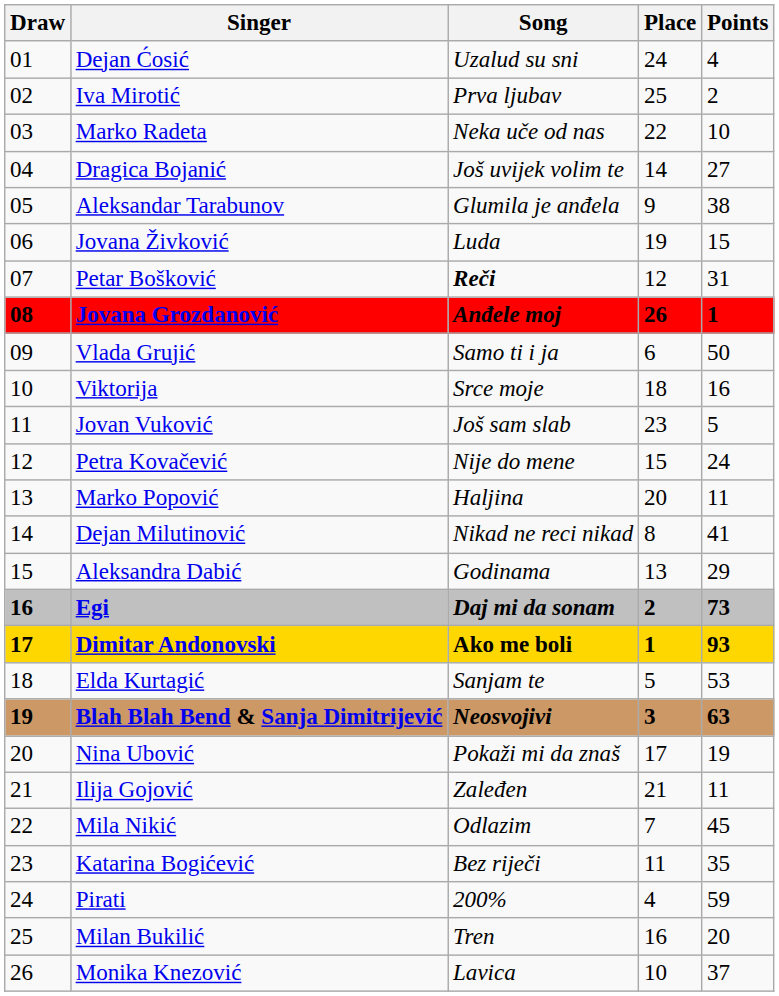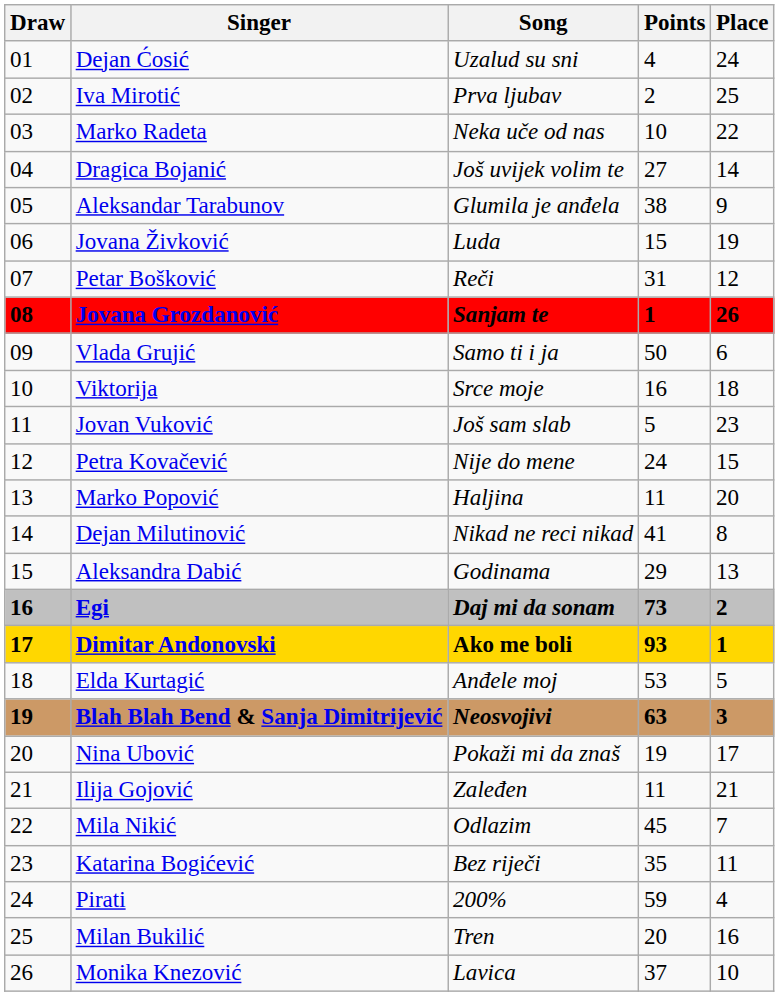columns swapped: (670, 22) <-> (738, 22)
(474, 278) bold -> (474, 278) normal
(507, 315) Anđele moj -> (501, 315) Sanjam te
(499, 680) Sanjam te -> (505, 680) Anđele moj
